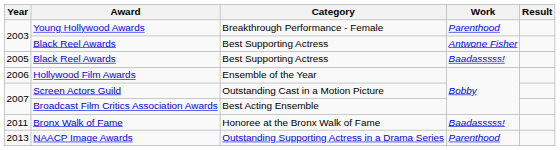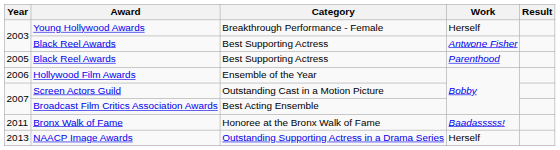(474, 28) Parenthood -> (464, 28) Herself
(477, 59) Baadasssss! -> (474, 59) Parenthood
(474, 138) Parenthood -> (464, 138) Herself
